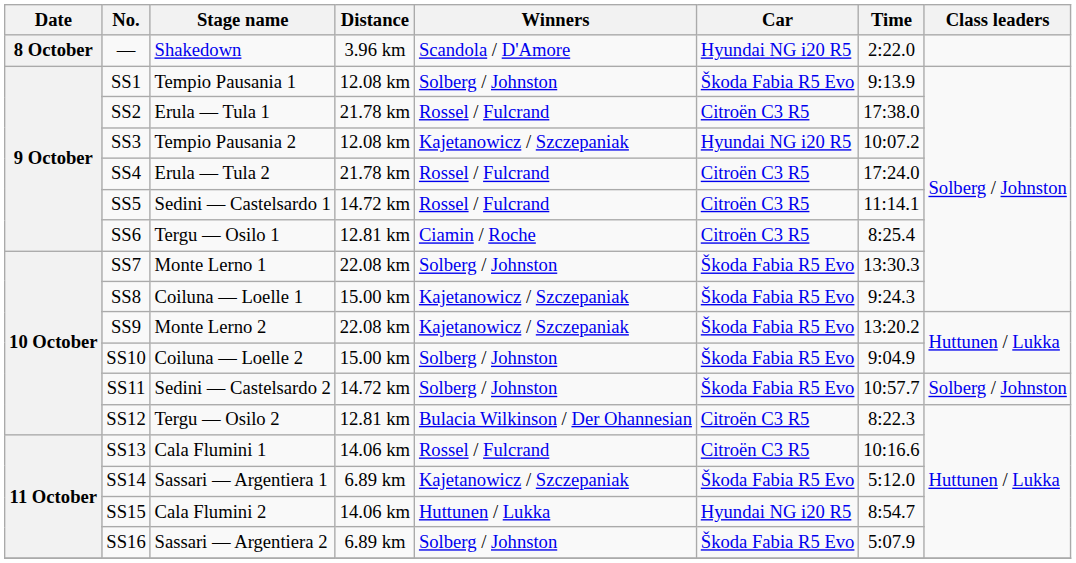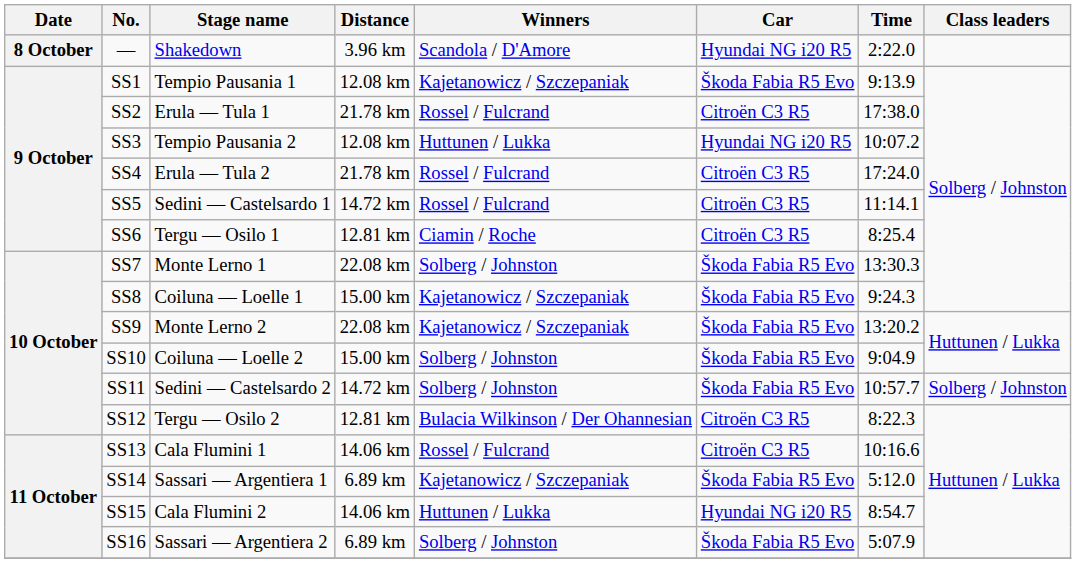(488, 80) Solberg / Johnston -> (524, 80) Kajetanowicz / Szczepaniak
(524, 142) Kajetanowicz / Szczepaniak -> (485, 142) Huttunen / Lukka
